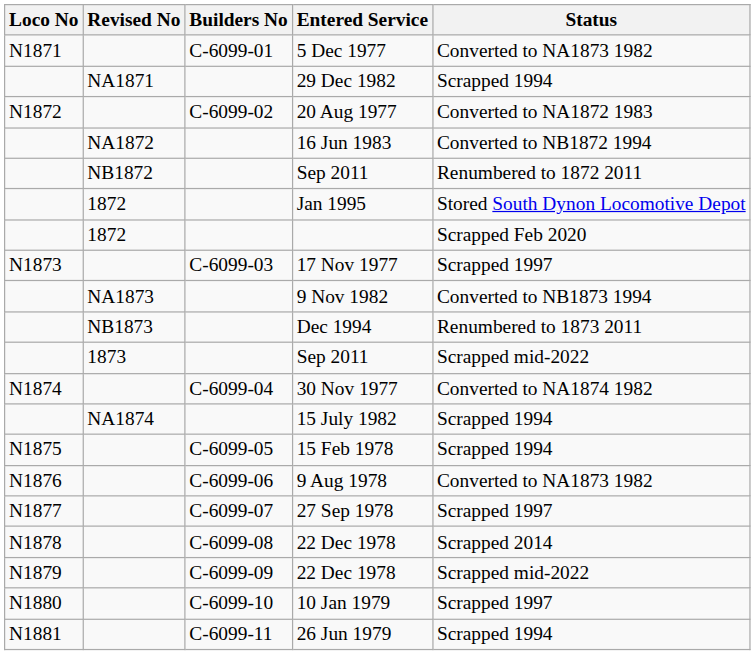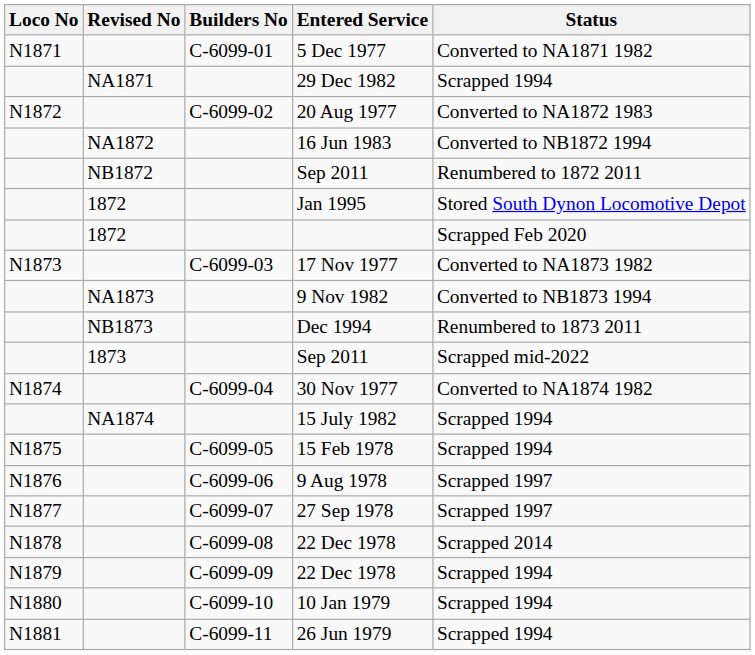(545, 50) Converted to NA1873 1982 -> (545, 50) Converted to NA1871 1982
(495, 265) Scrapped 1997 -> (545, 265) Converted to NA1873 1982
(545, 480) Converted to NA1873 1982 -> (495, 480) Scrapped 1997
(513, 572) Scrapped mid-2022 -> (495, 572) Scrapped 1994
(495, 603) Scrapped 1997 -> (495, 603) Scrapped 1994
